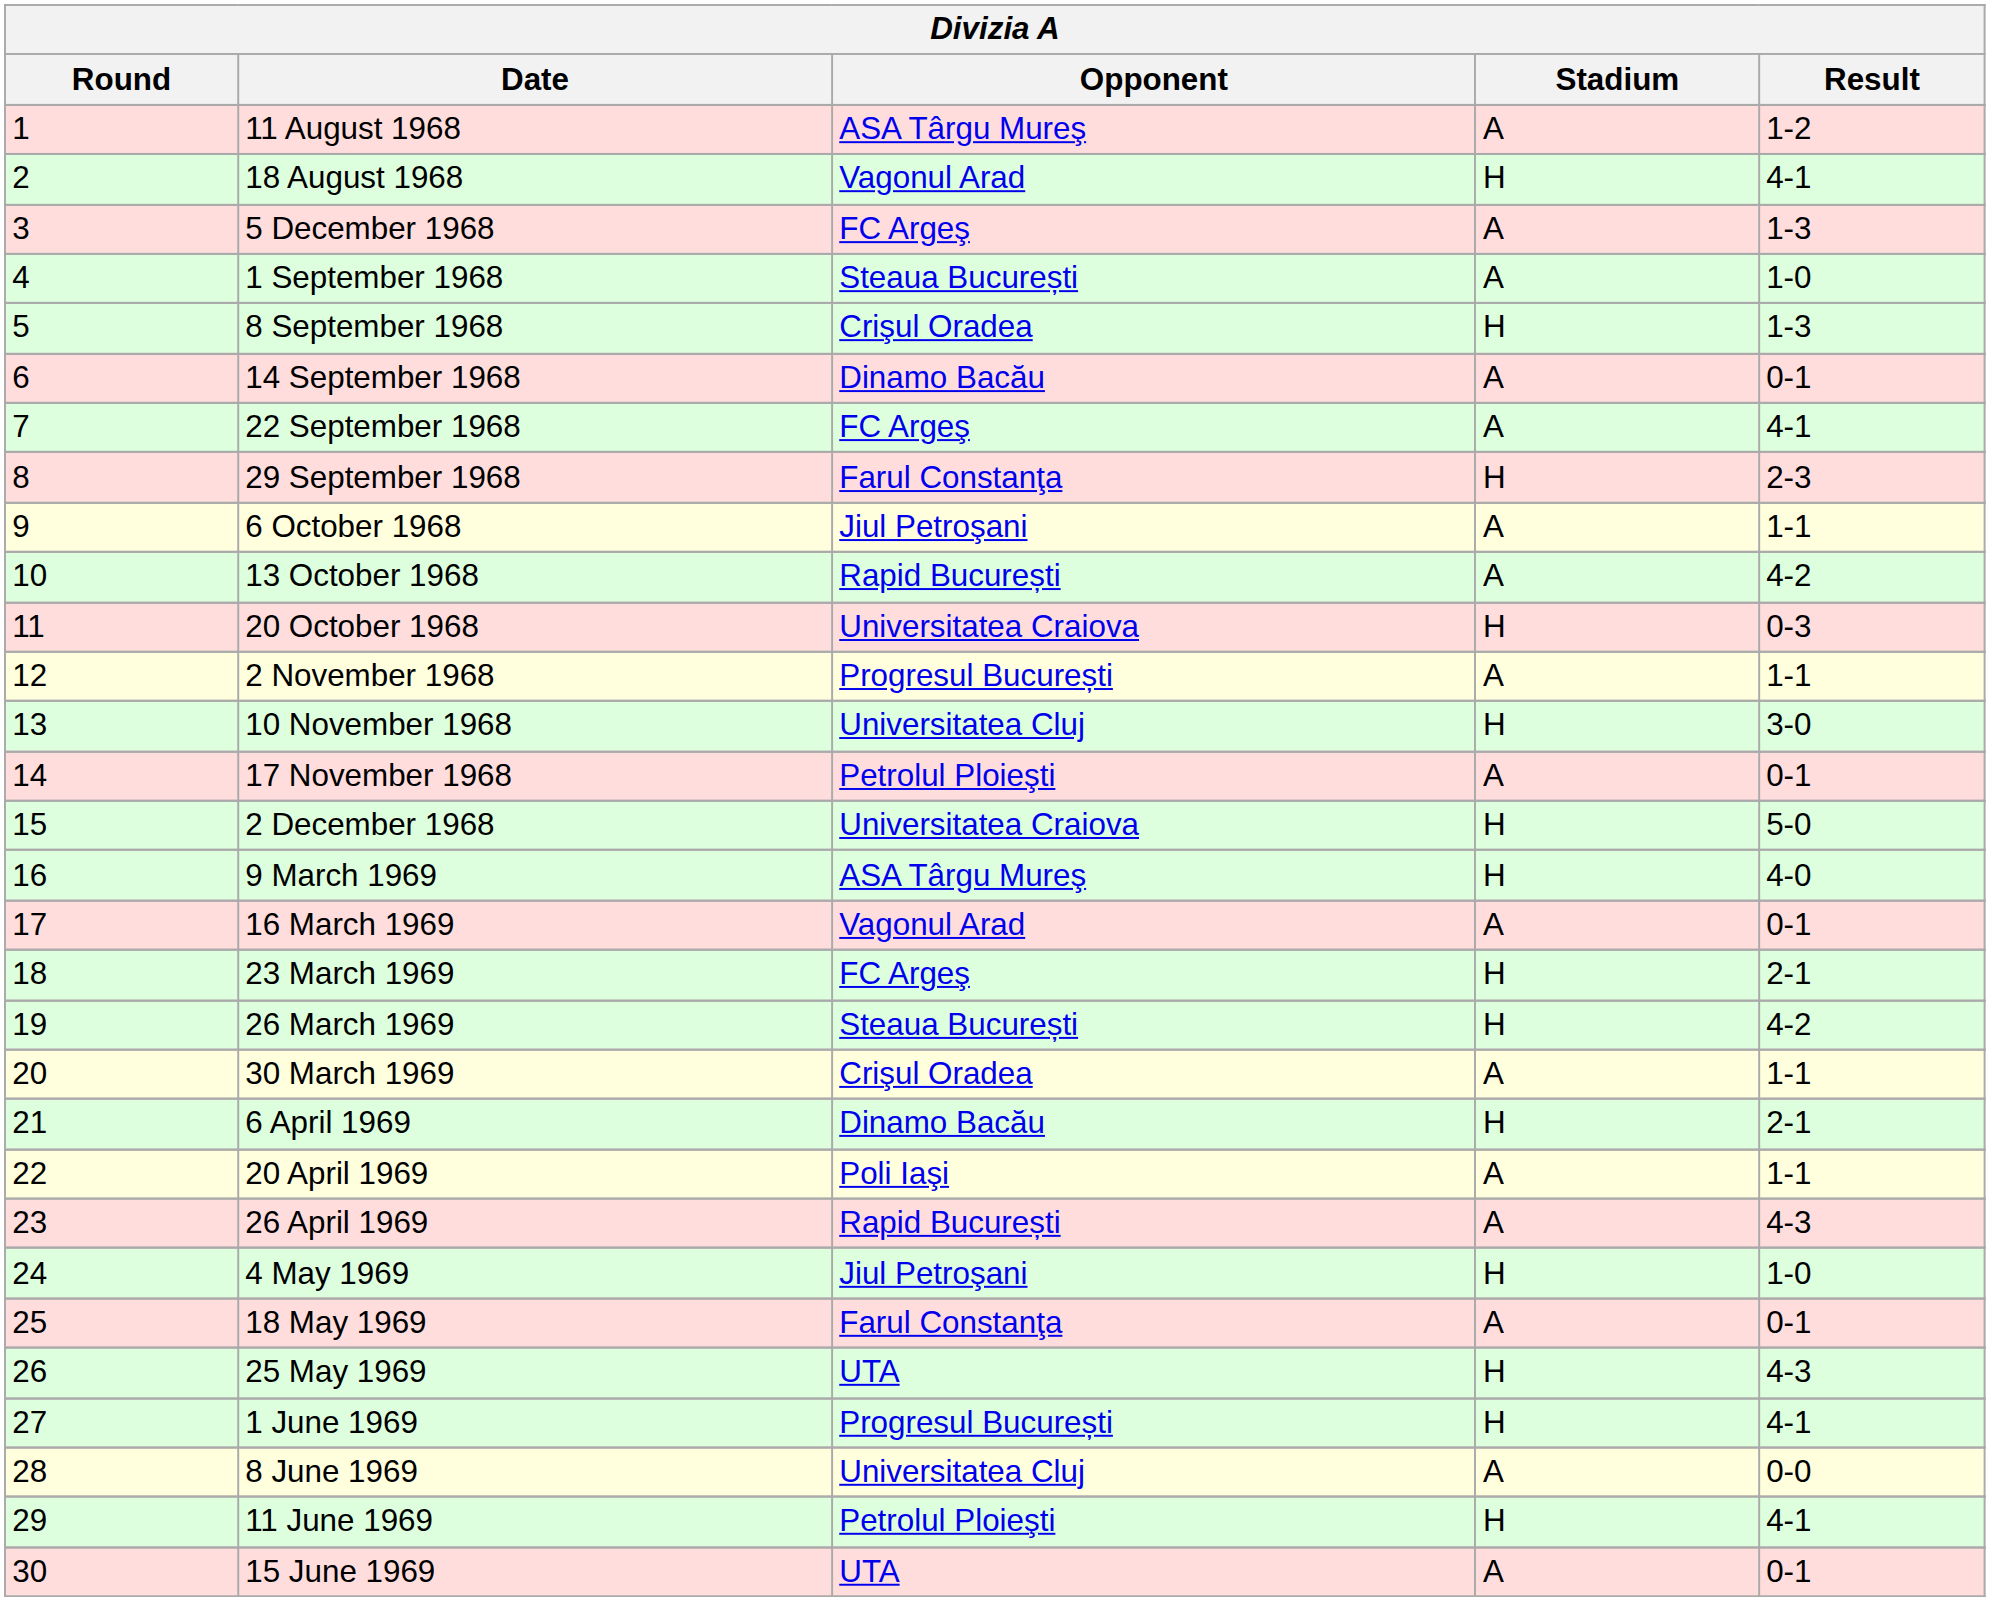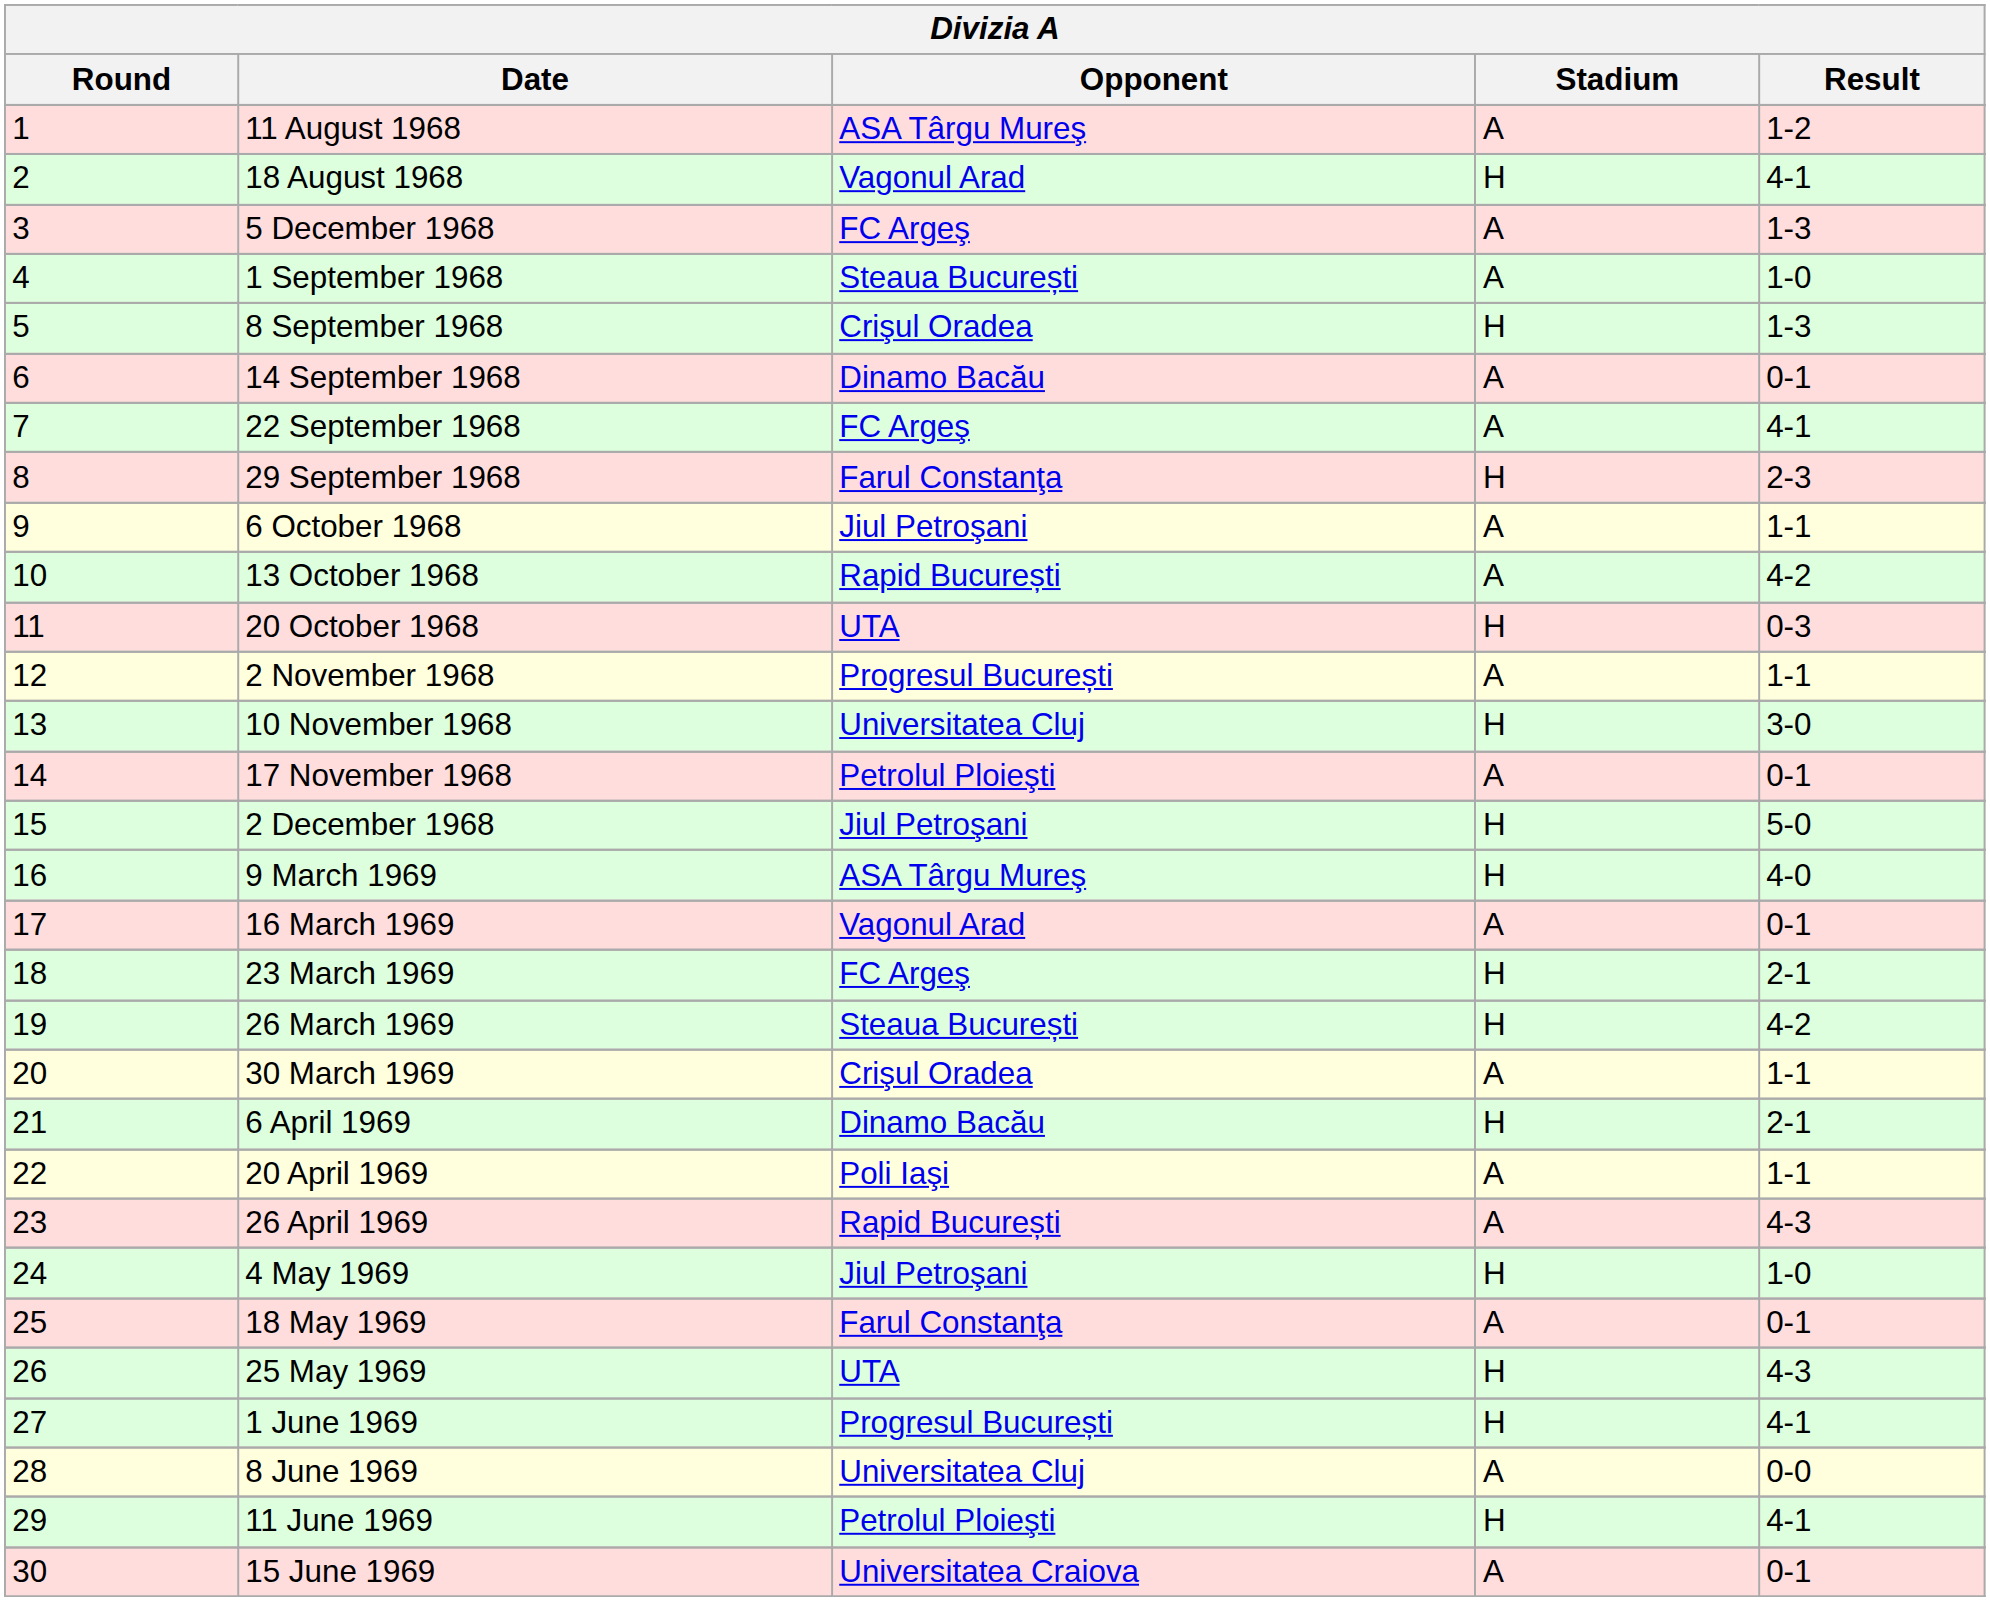(989, 626) Universitatea Craiova -> (869, 626) UTA
(989, 825) Universitatea Craiova -> (933, 825) Jiul Petroşani
(869, 1571) UTA -> (989, 1571) Universitatea Craiova
